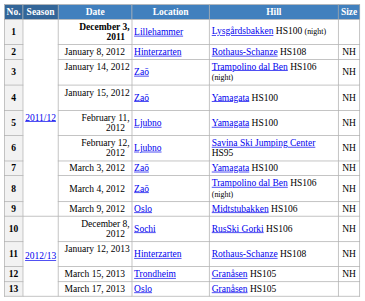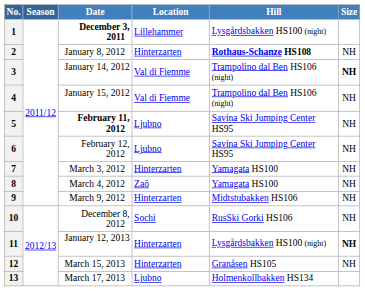(259, 52) normal -> (261, 52) bold
(141, 72) Zaō -> (162, 72) Val di Fiemme
(349, 72) normal -> (349, 72) bold
(141, 97) Zaō -> (162, 98) Val di Fiemme
(245, 97) Yamagata HS100 -> (264, 97) Trampolino dal Ben HS106 (night)
(106, 123) normal -> (104, 123) bold
(245, 123) Yamagata HS100 -> (264, 123) Savina Ski Jumping Center HS95
(141, 168) Zaō -> (158, 168) Hinterzarten
(264, 187) Trampolino dal Ben HS106 (night) -> (245, 183) Yamagata HS100
(143, 209) Oslo -> (158, 198) Hinterzarten
(259, 254) Rothaus-Schanze HS108 -> (269, 243) Lysgårdsbakken HS100 (night)
(349, 254) normal -> (349, 243) bold
(155, 274) Trondheim -> (158, 263) Hinterzarten
(143, 289) Oslo -> (148, 278) Ljubno
(244, 289) Granåsen HS105 -> (262, 278) Holmenkollbakken HS134
